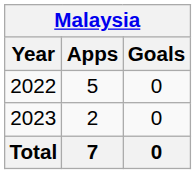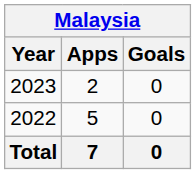rows swapped: (33, 86) <-> (33, 119)
